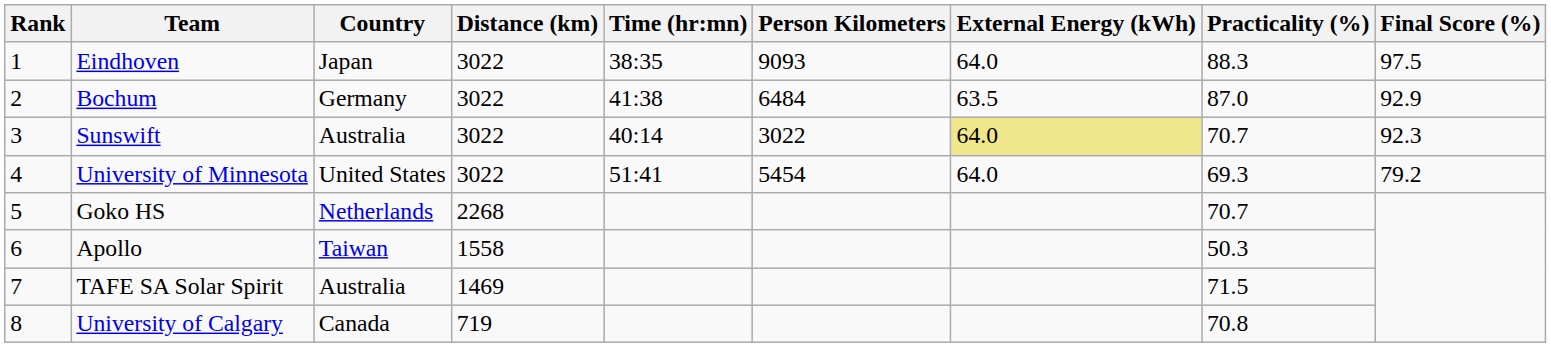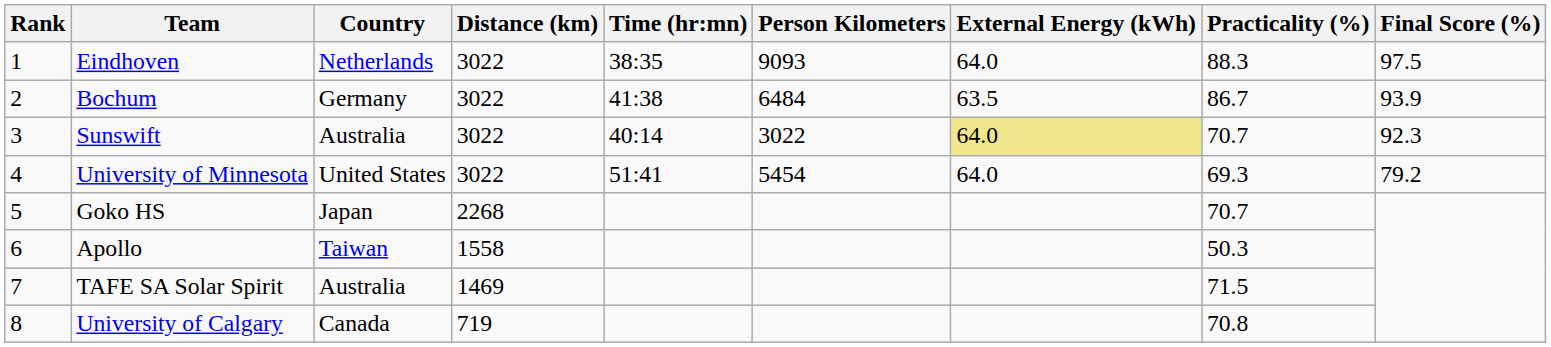(346, 60) Japan -> (376, 60) Netherlands
(1228, 98) 87.0 -> (1228, 98) 86.7
(1401, 98) 92.9 -> (1401, 98) 93.9
(376, 211) Netherlands -> (346, 211) Japan
